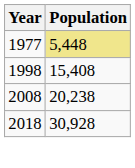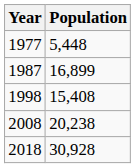(68, 44) khaki background -> (68, 44) no background
+ row: (25, 70)
